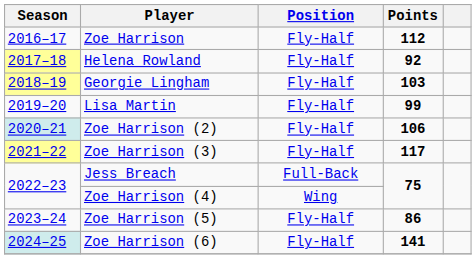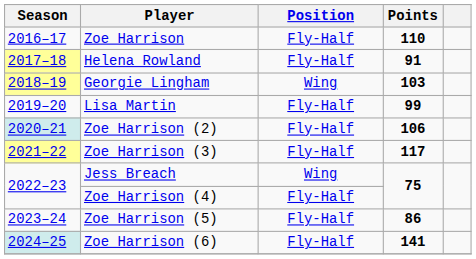(413, 39) 112 -> (413, 39) 110
(413, 61) 92 -> (413, 61) 91
(321, 84) Fly-Half -> (321, 84) Wing
(321, 175) Full-Back -> (321, 175) Wing
(321, 197) Wing -> (321, 197) Fly-Half
